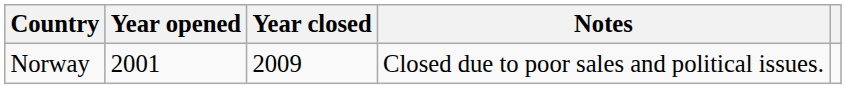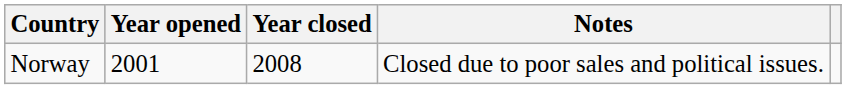(277, 63) 2009 -> (277, 63) 2008
